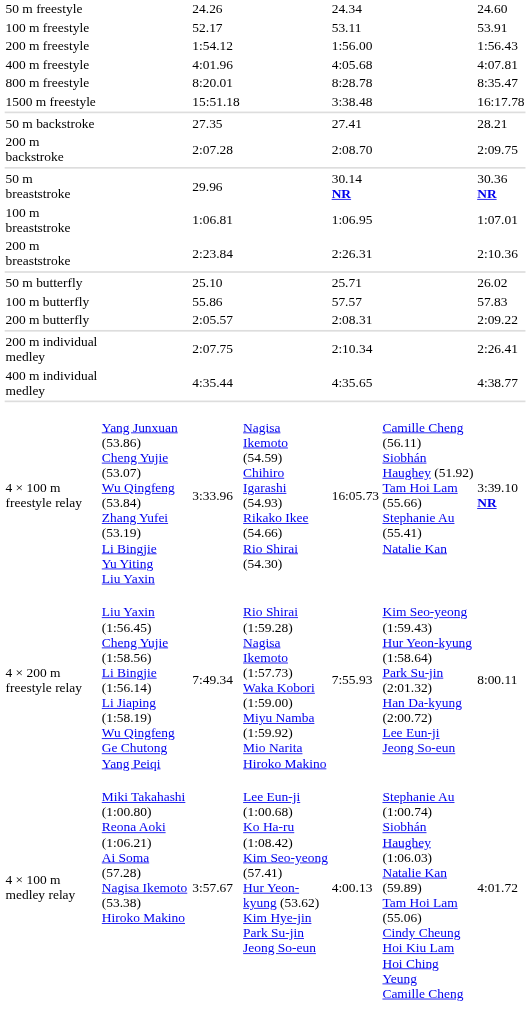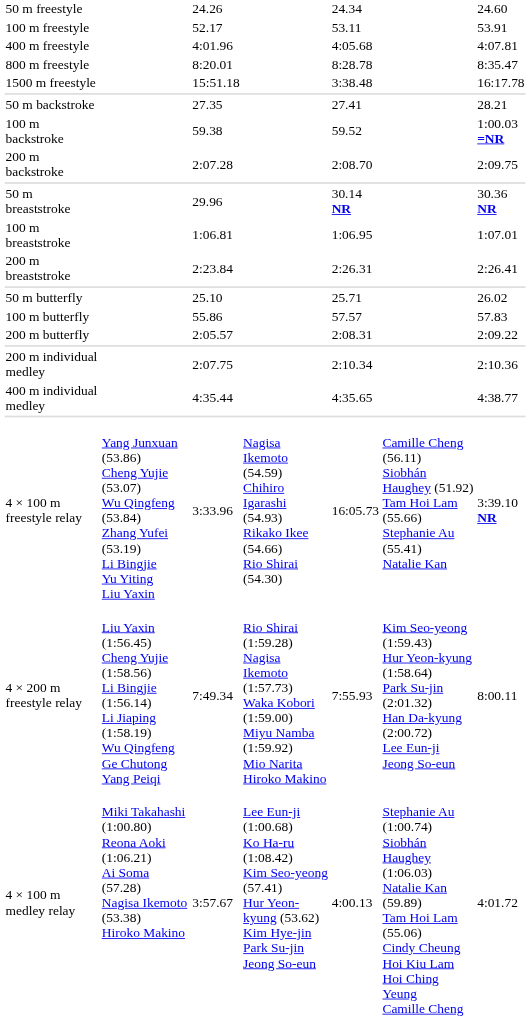- row: (47, 46)
+ row: (35, 130)
(498, 253) 2:10.36 -> (498, 268) 2:26.41
(498, 349) 2:26.41 -> (498, 364) 2:10.36
